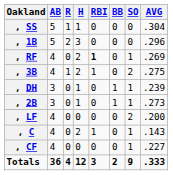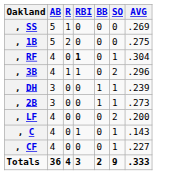- column: (81, 12)
(154, 27) .304 -> (139, 27) .269
(154, 42) .296 -> (139, 42) .275
(154, 57) .269 -> (139, 57) .304
(154, 72) .275 -> (139, 72) .296
